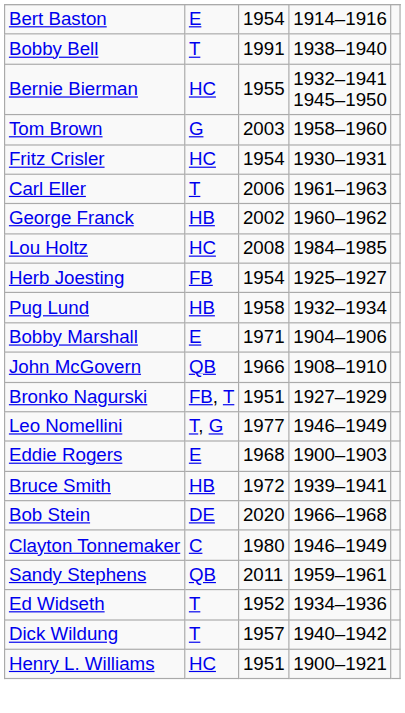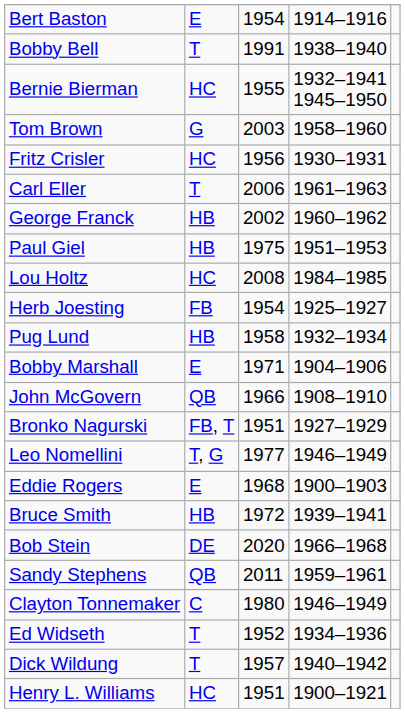(264, 159) 1954 -> (264, 159) 1956
+ row: (47, 248)
rows swapped: (78, 574) <-> (95, 545)
